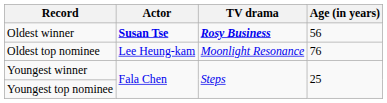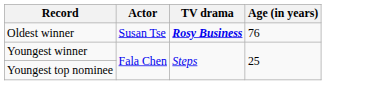(143, 32) bold -> (142, 32) normal
(316, 32) 56 -> (254, 32) 76
- row: (53, 51)
